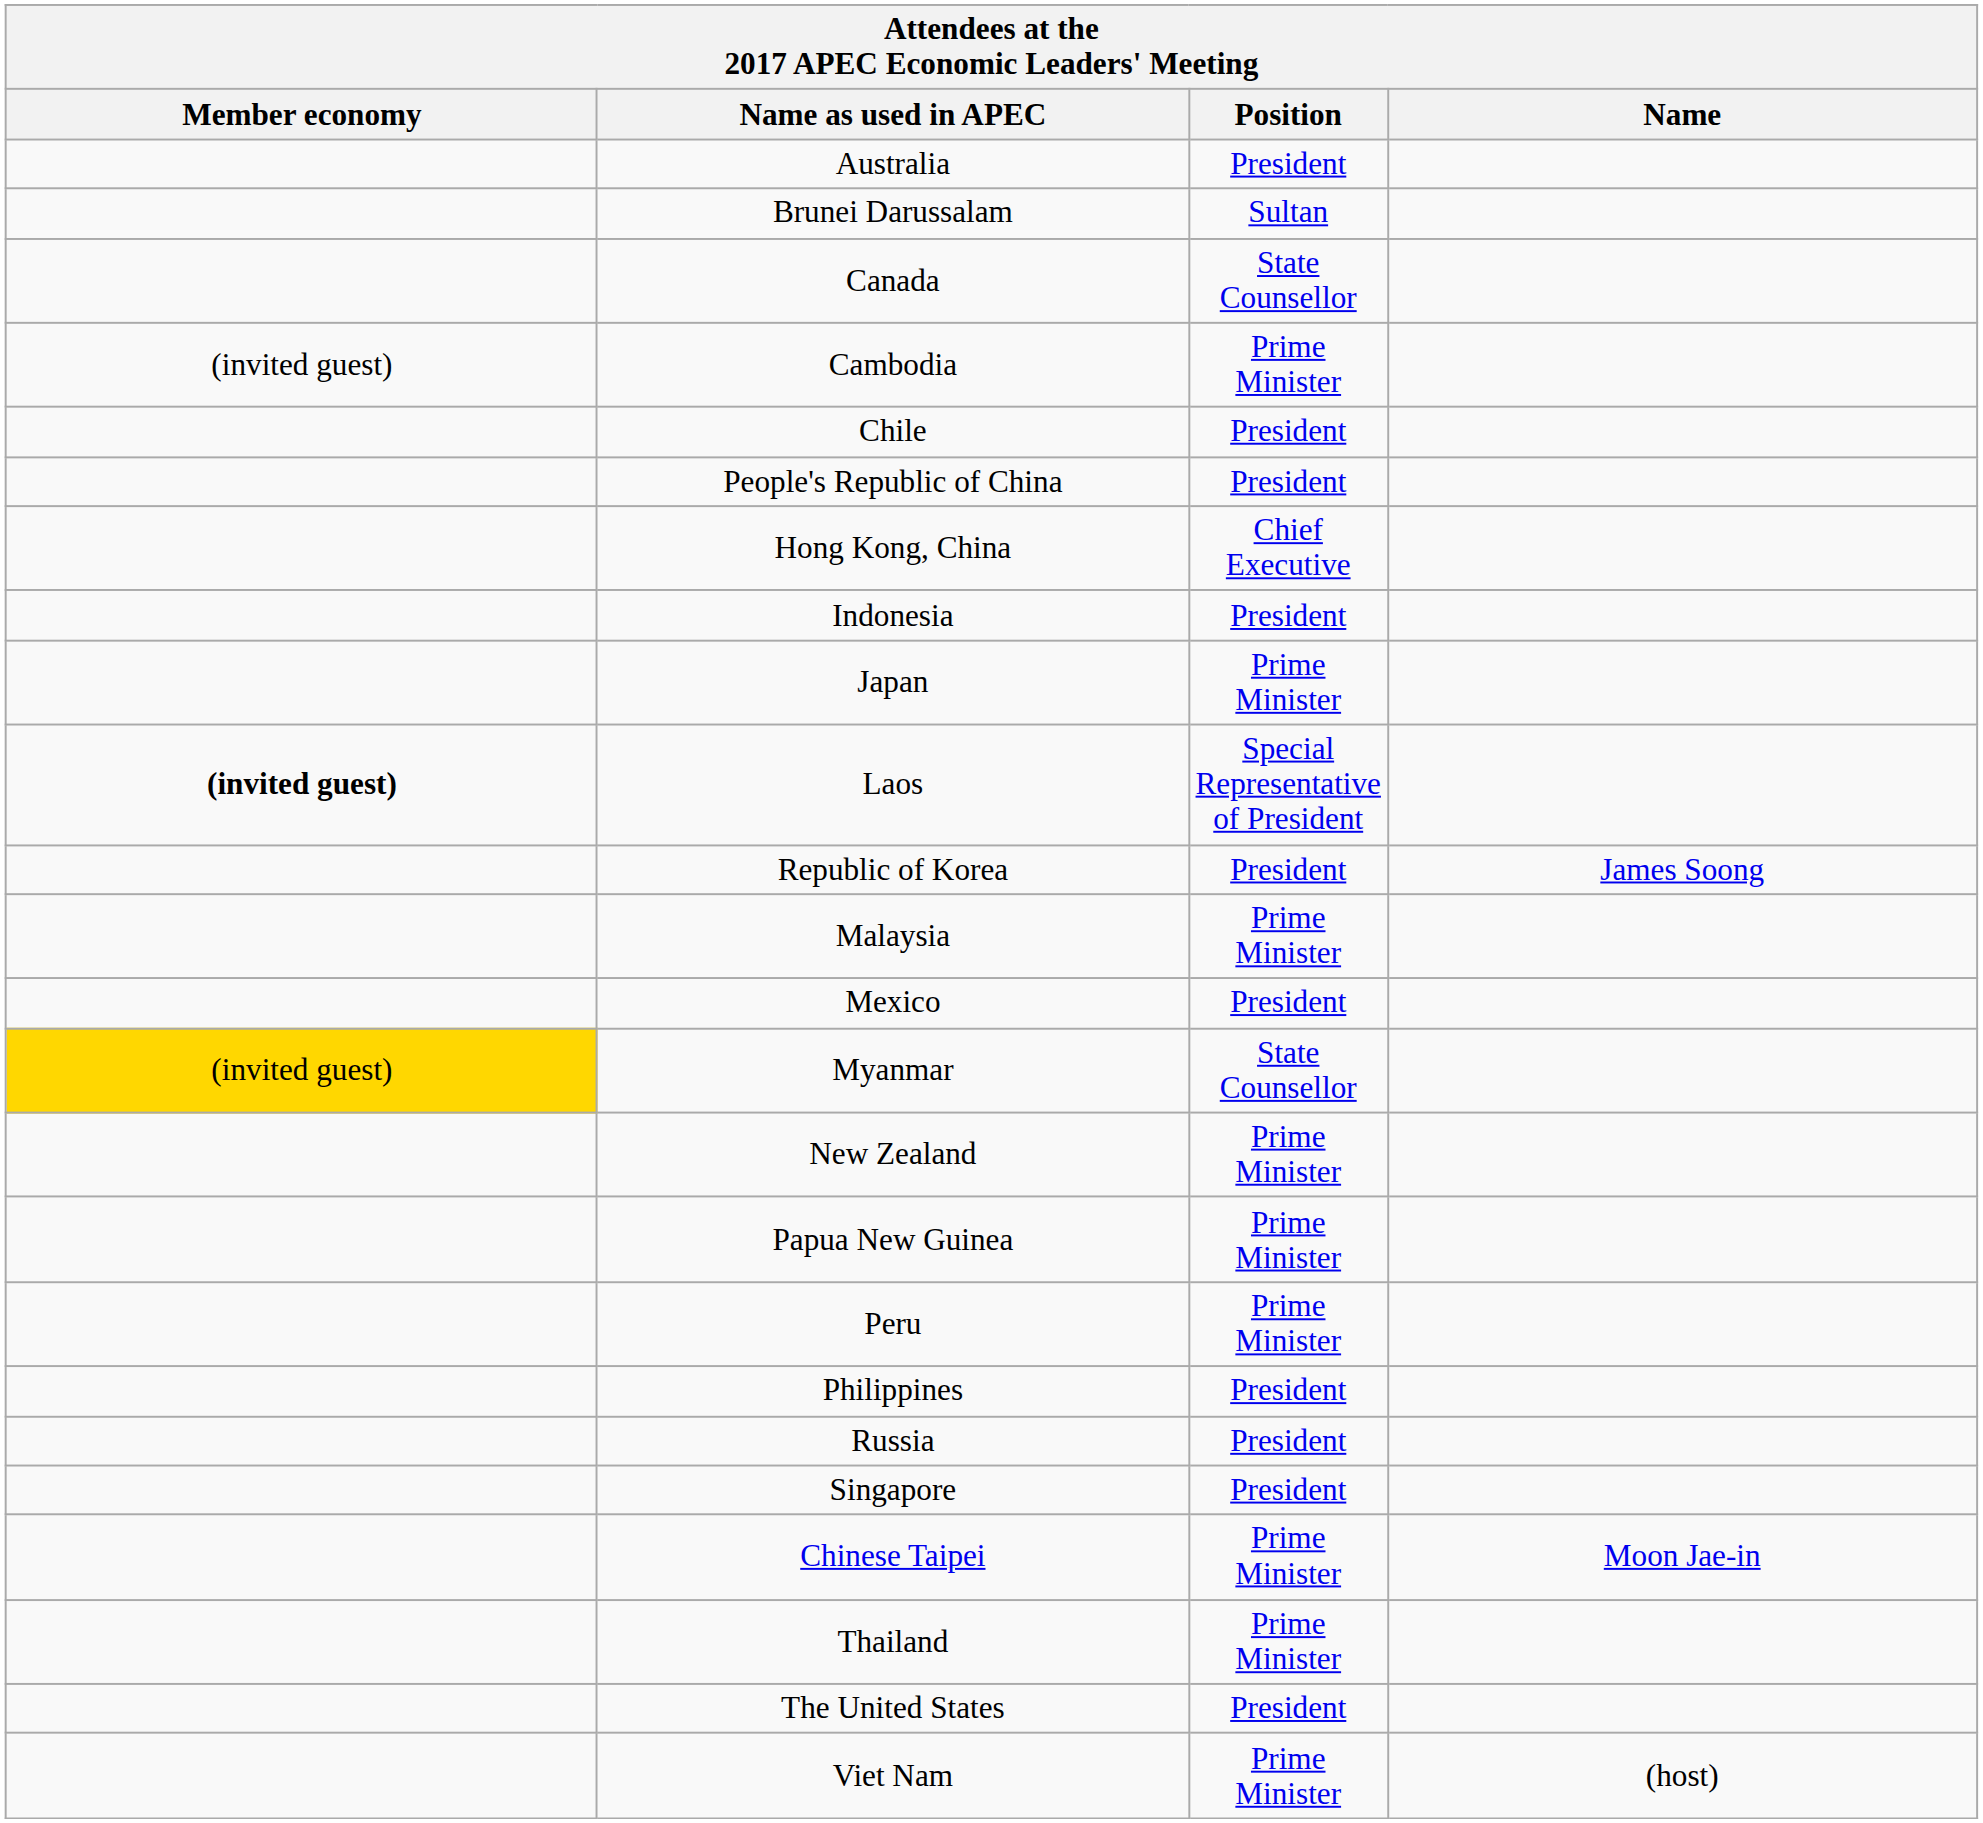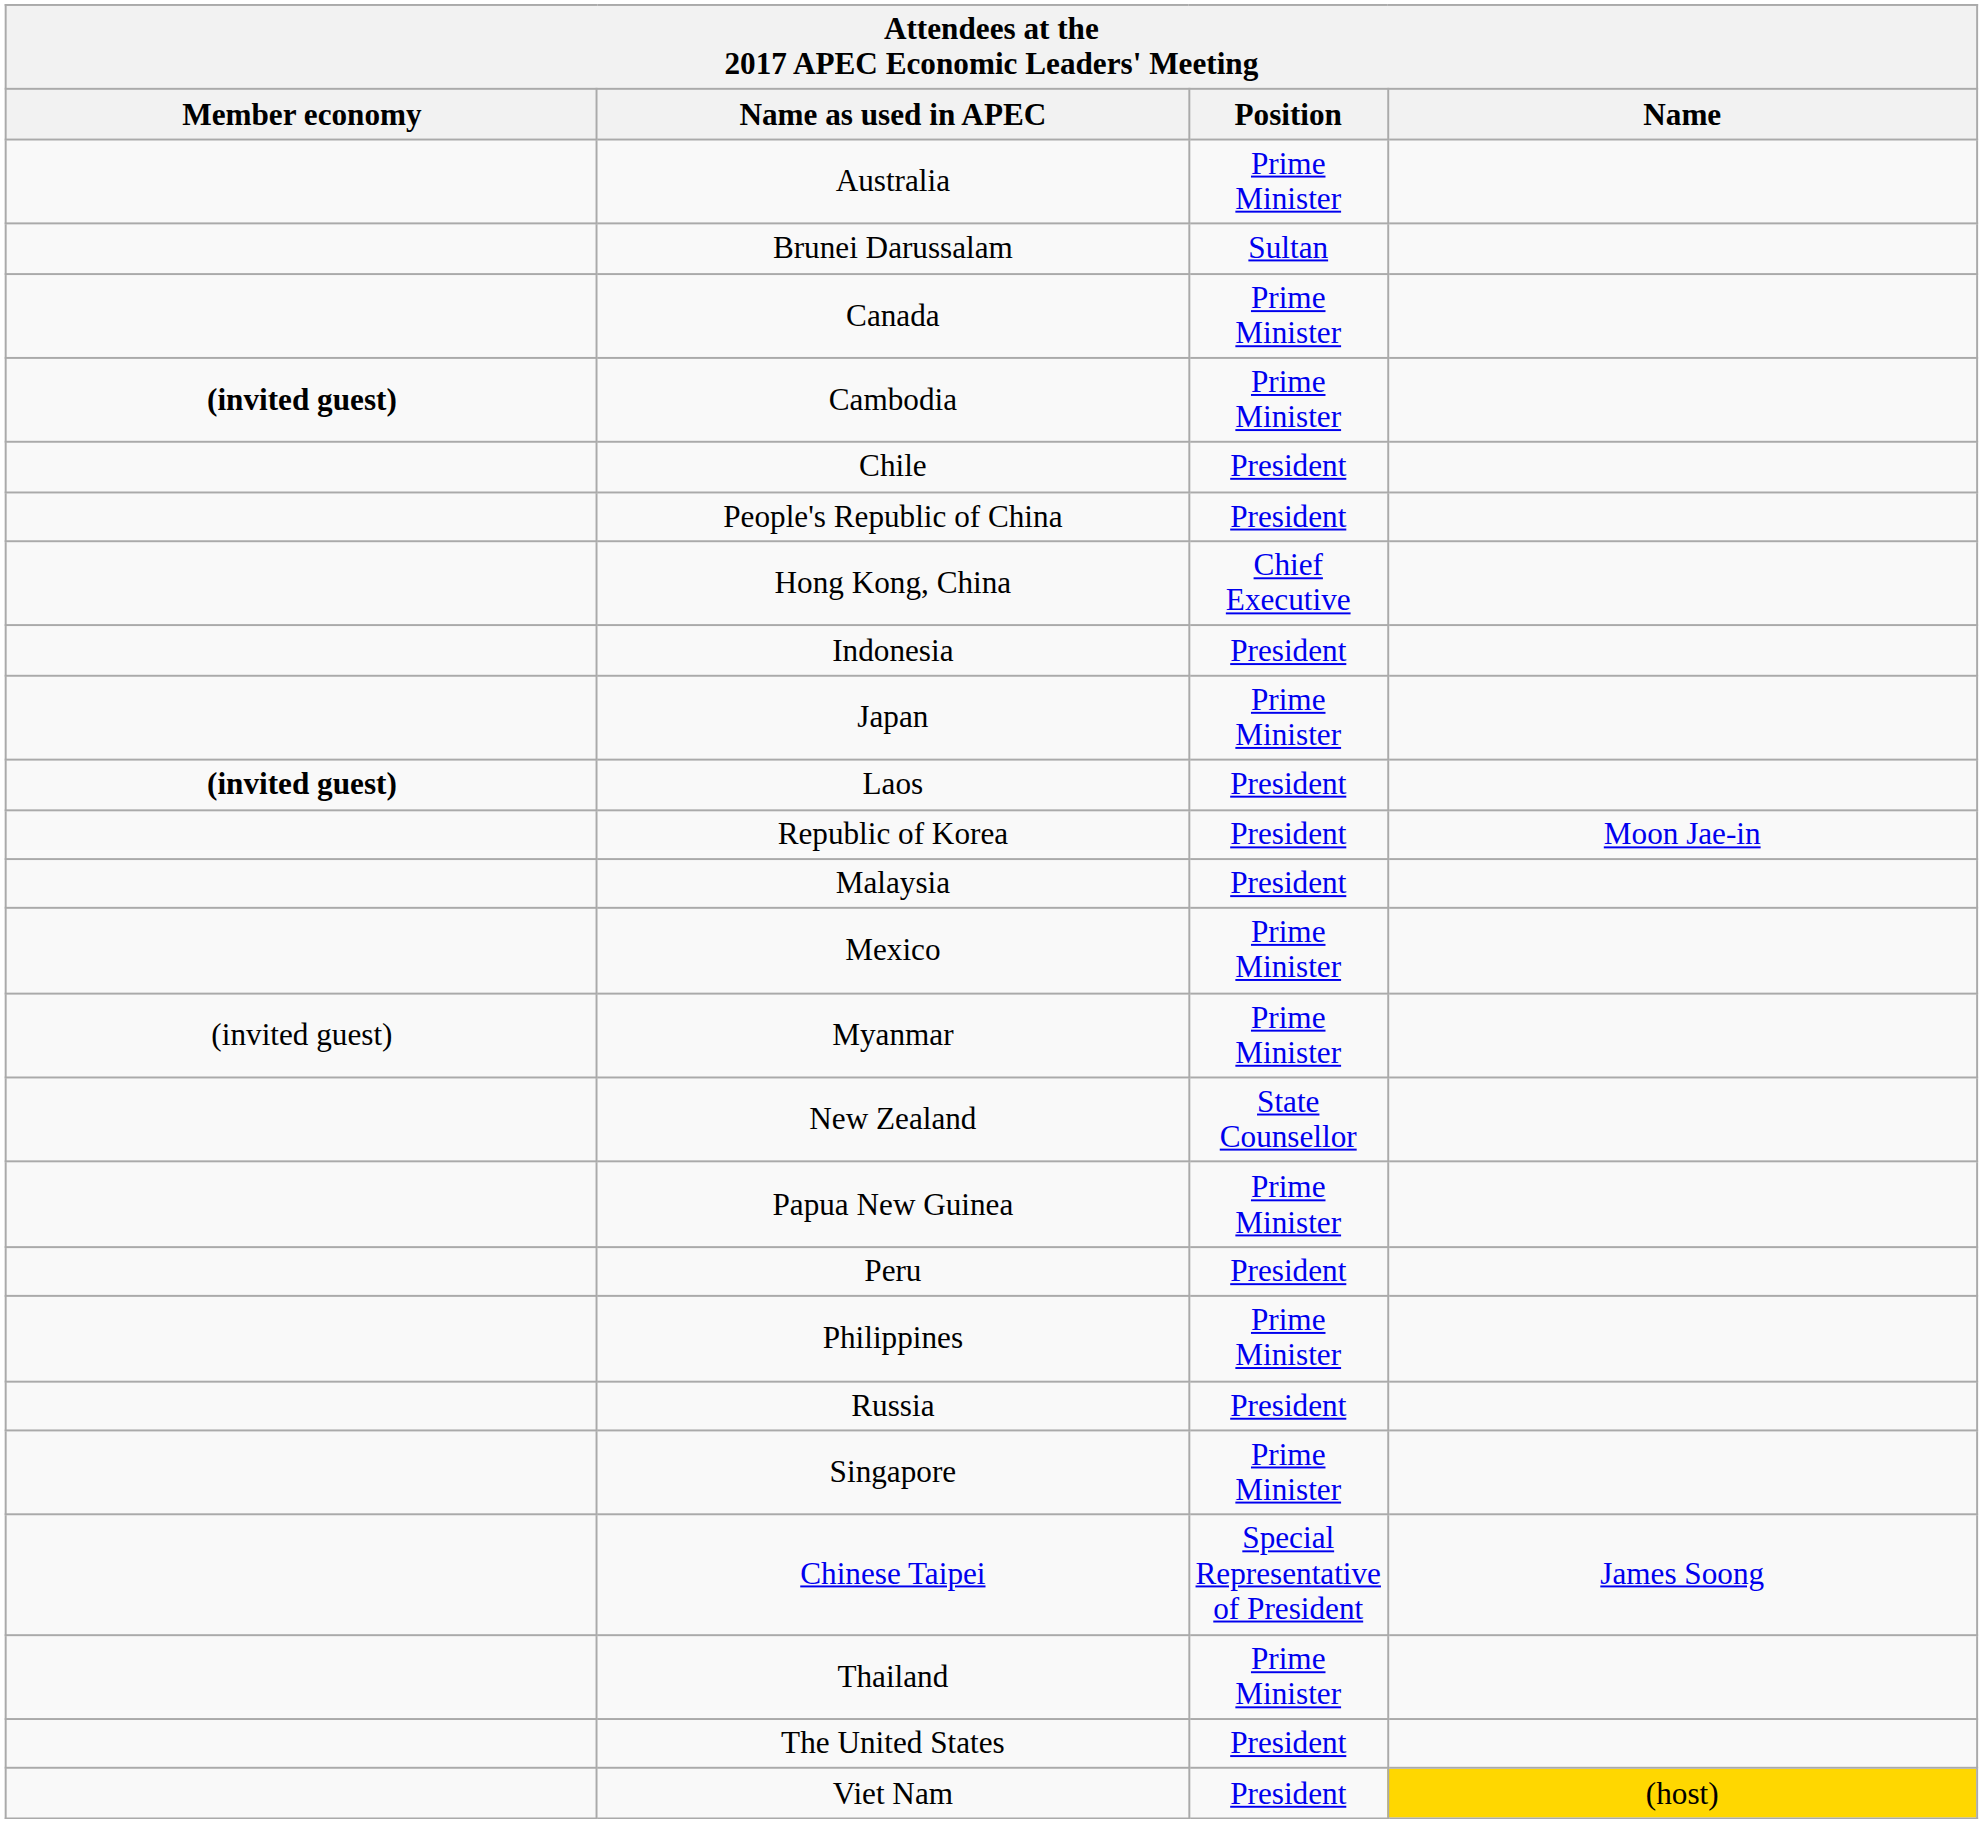(1288, 163) President -> (1288, 180) Prime Minister
(1288, 279) State Counsellor -> (1288, 314) Prime Minister
(302, 364) normal -> (302, 399) bold
(1288, 784) Special Representative of President -> (1288, 784) President
(1682, 868) James Soong -> (1682, 833) Moon Jae-in
(1288, 935) Prime Minister -> (1288, 883) President
(1288, 1002) President -> (1288, 950) Prime Minister
(302, 1069) gold background -> (302, 1034) no background
(1288, 1069) State Counsellor -> (1288, 1034) Prime Minister
(1288, 1154) Prime Minister -> (1288, 1119) State Counsellor
(1288, 1323) Prime Minister -> (1288, 1270) President
(1288, 1390) President -> (1288, 1337) Prime Minister
(1288, 1489) President -> (1288, 1471) Prime Minister
(1288, 1556) Prime Minister -> (1288, 1574) Special Representative of President
(1682, 1556) Moon Jae-in -> (1682, 1574) James Soong
(1288, 1775) Prime Minister -> (1288, 1792) President
(1682, 1775) no background -> (1682, 1792) gold background
